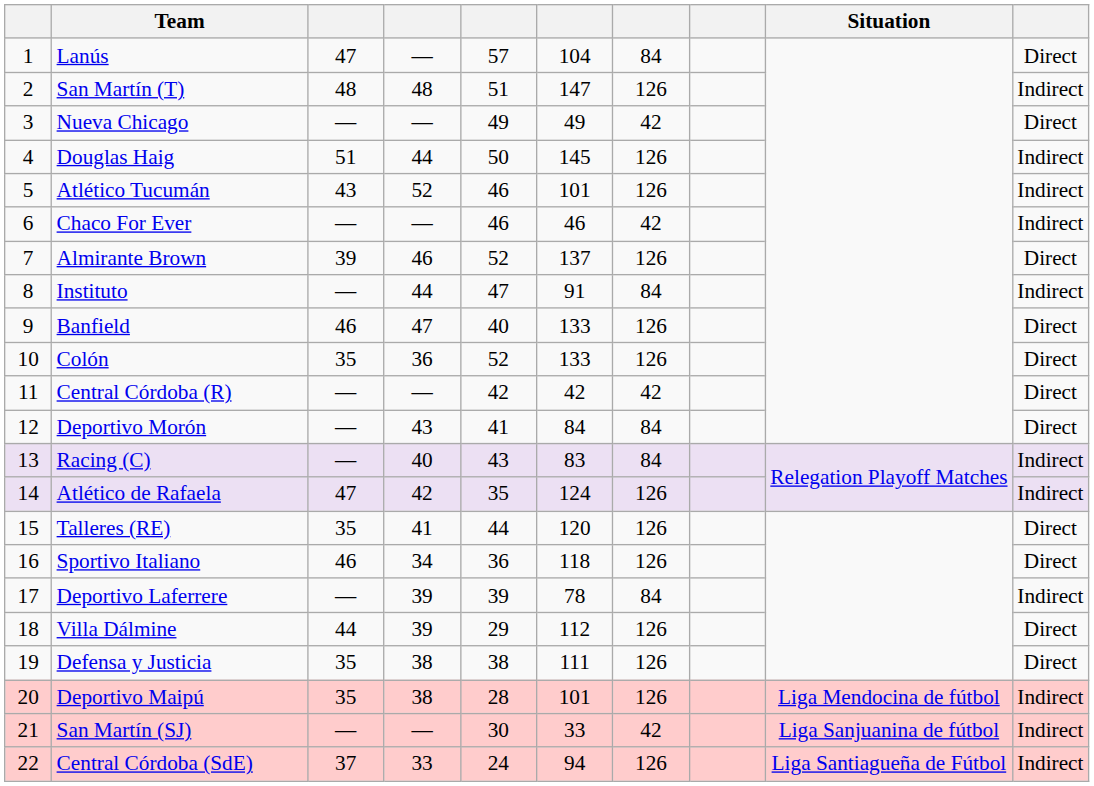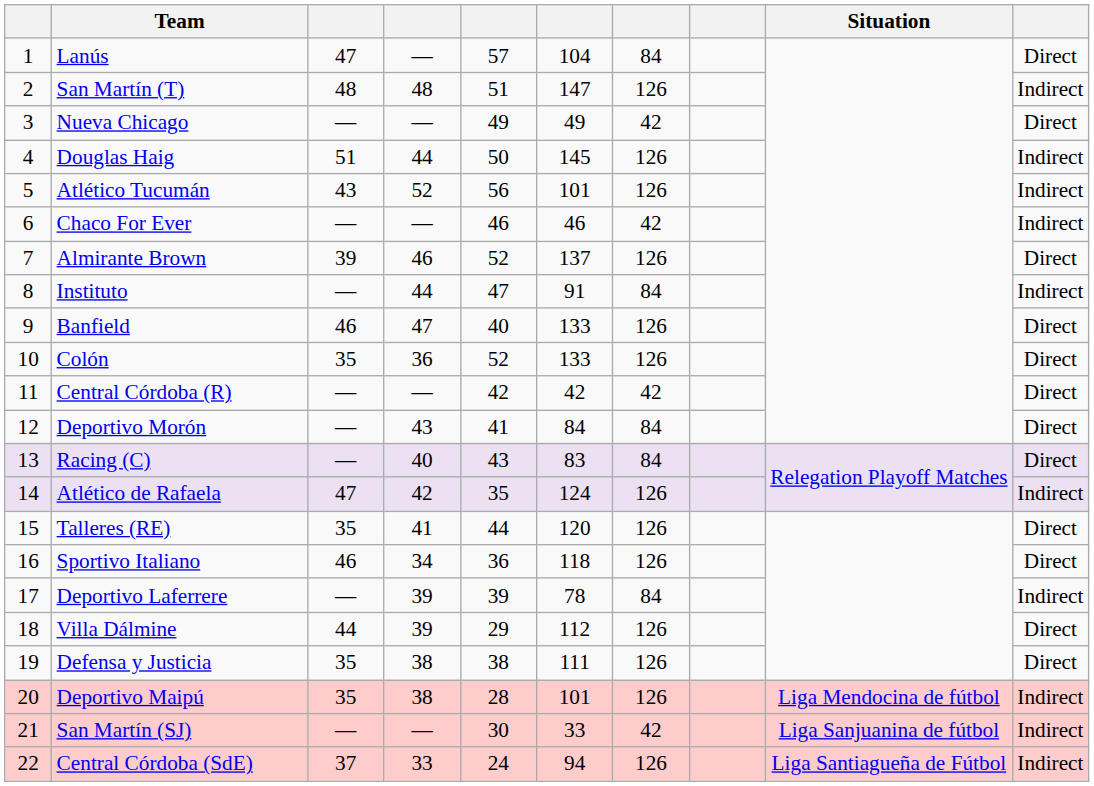(498, 190) 46 -> (498, 190) 56
(1050, 460) Indirect -> (1050, 460) Direct
